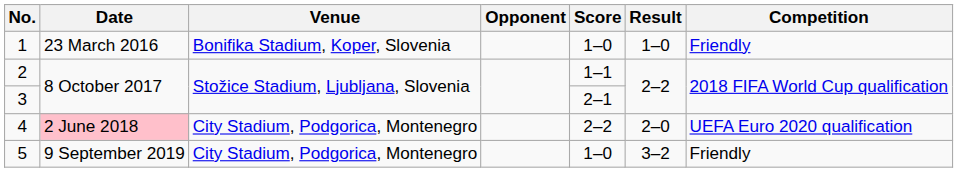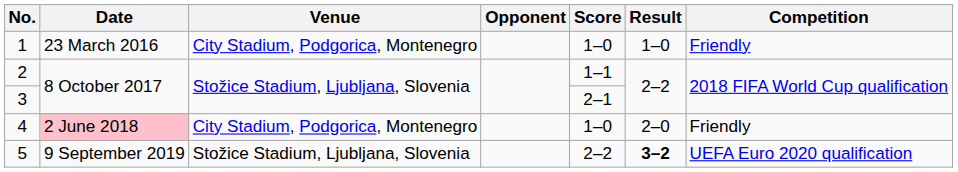(322, 45) Bonifika Stadium, Koper, Slovenia -> (335, 45) City Stadium, Podgorica, Montenegro
(598, 126) 2–2 -> (598, 126) 1–0
(801, 126) UEFA Euro 2020 qualification -> (720, 126) Friendly
(335, 153) City Stadium, Podgorica, Montenegro -> (331, 153) Stožice Stadium, Ljubljana, Slovenia
(598, 153) 1–0 -> (598, 153) 2–2
(656, 153) normal -> (656, 153) bold
(720, 153) Friendly -> (801, 153) UEFA Euro 2020 qualification
